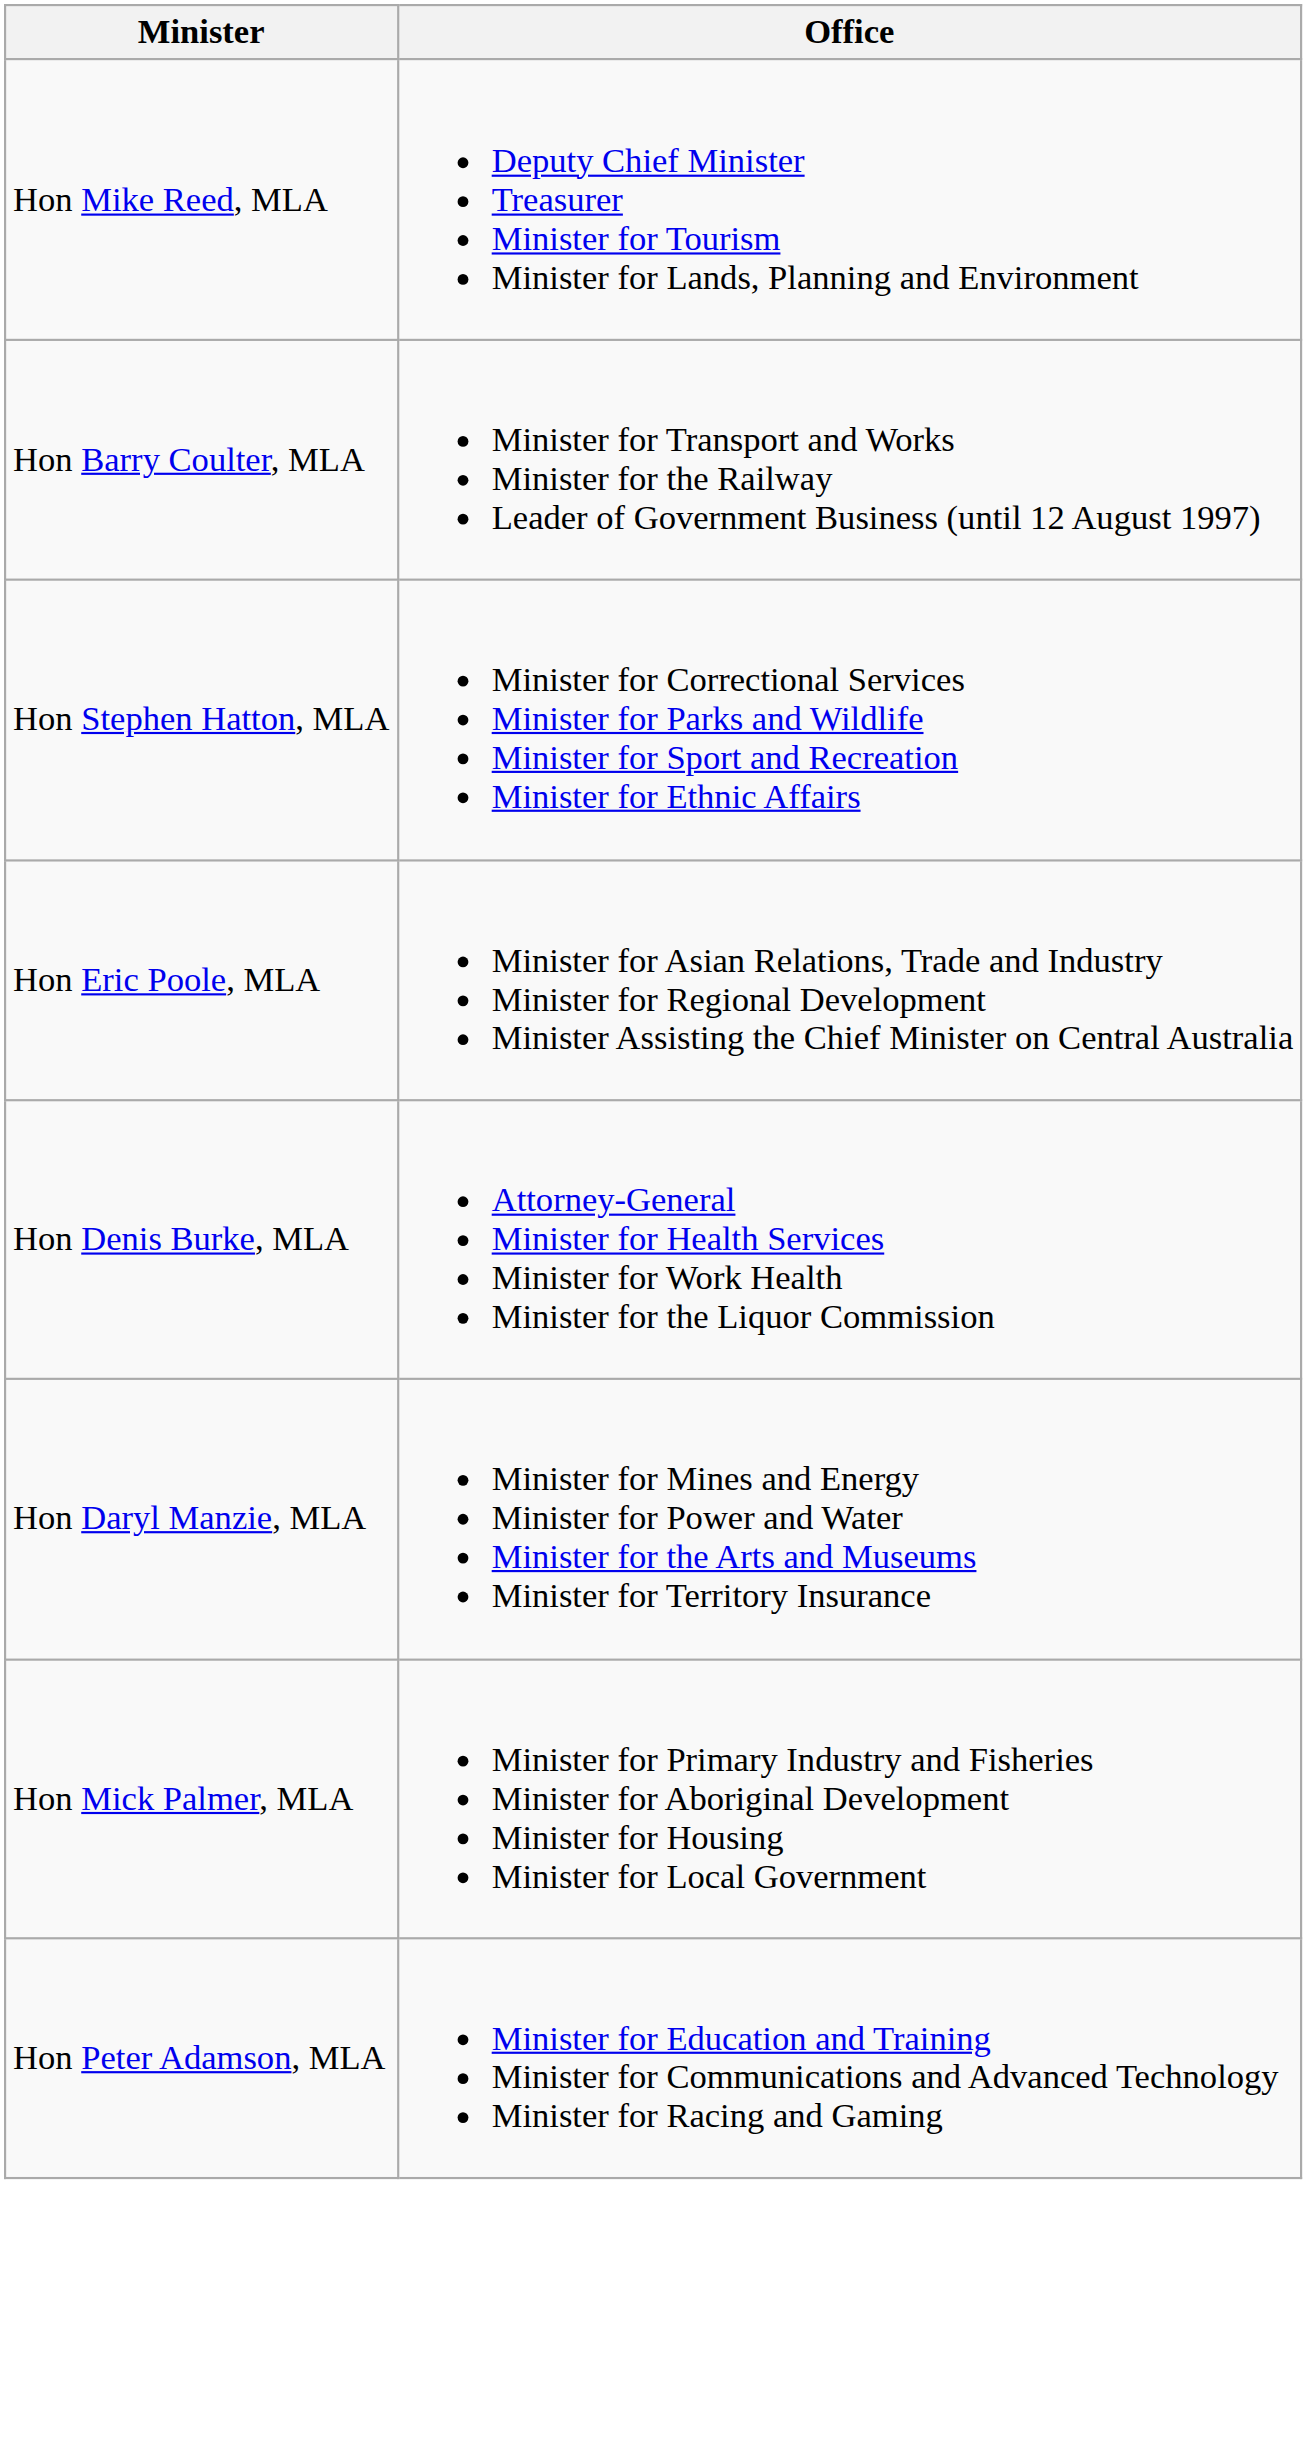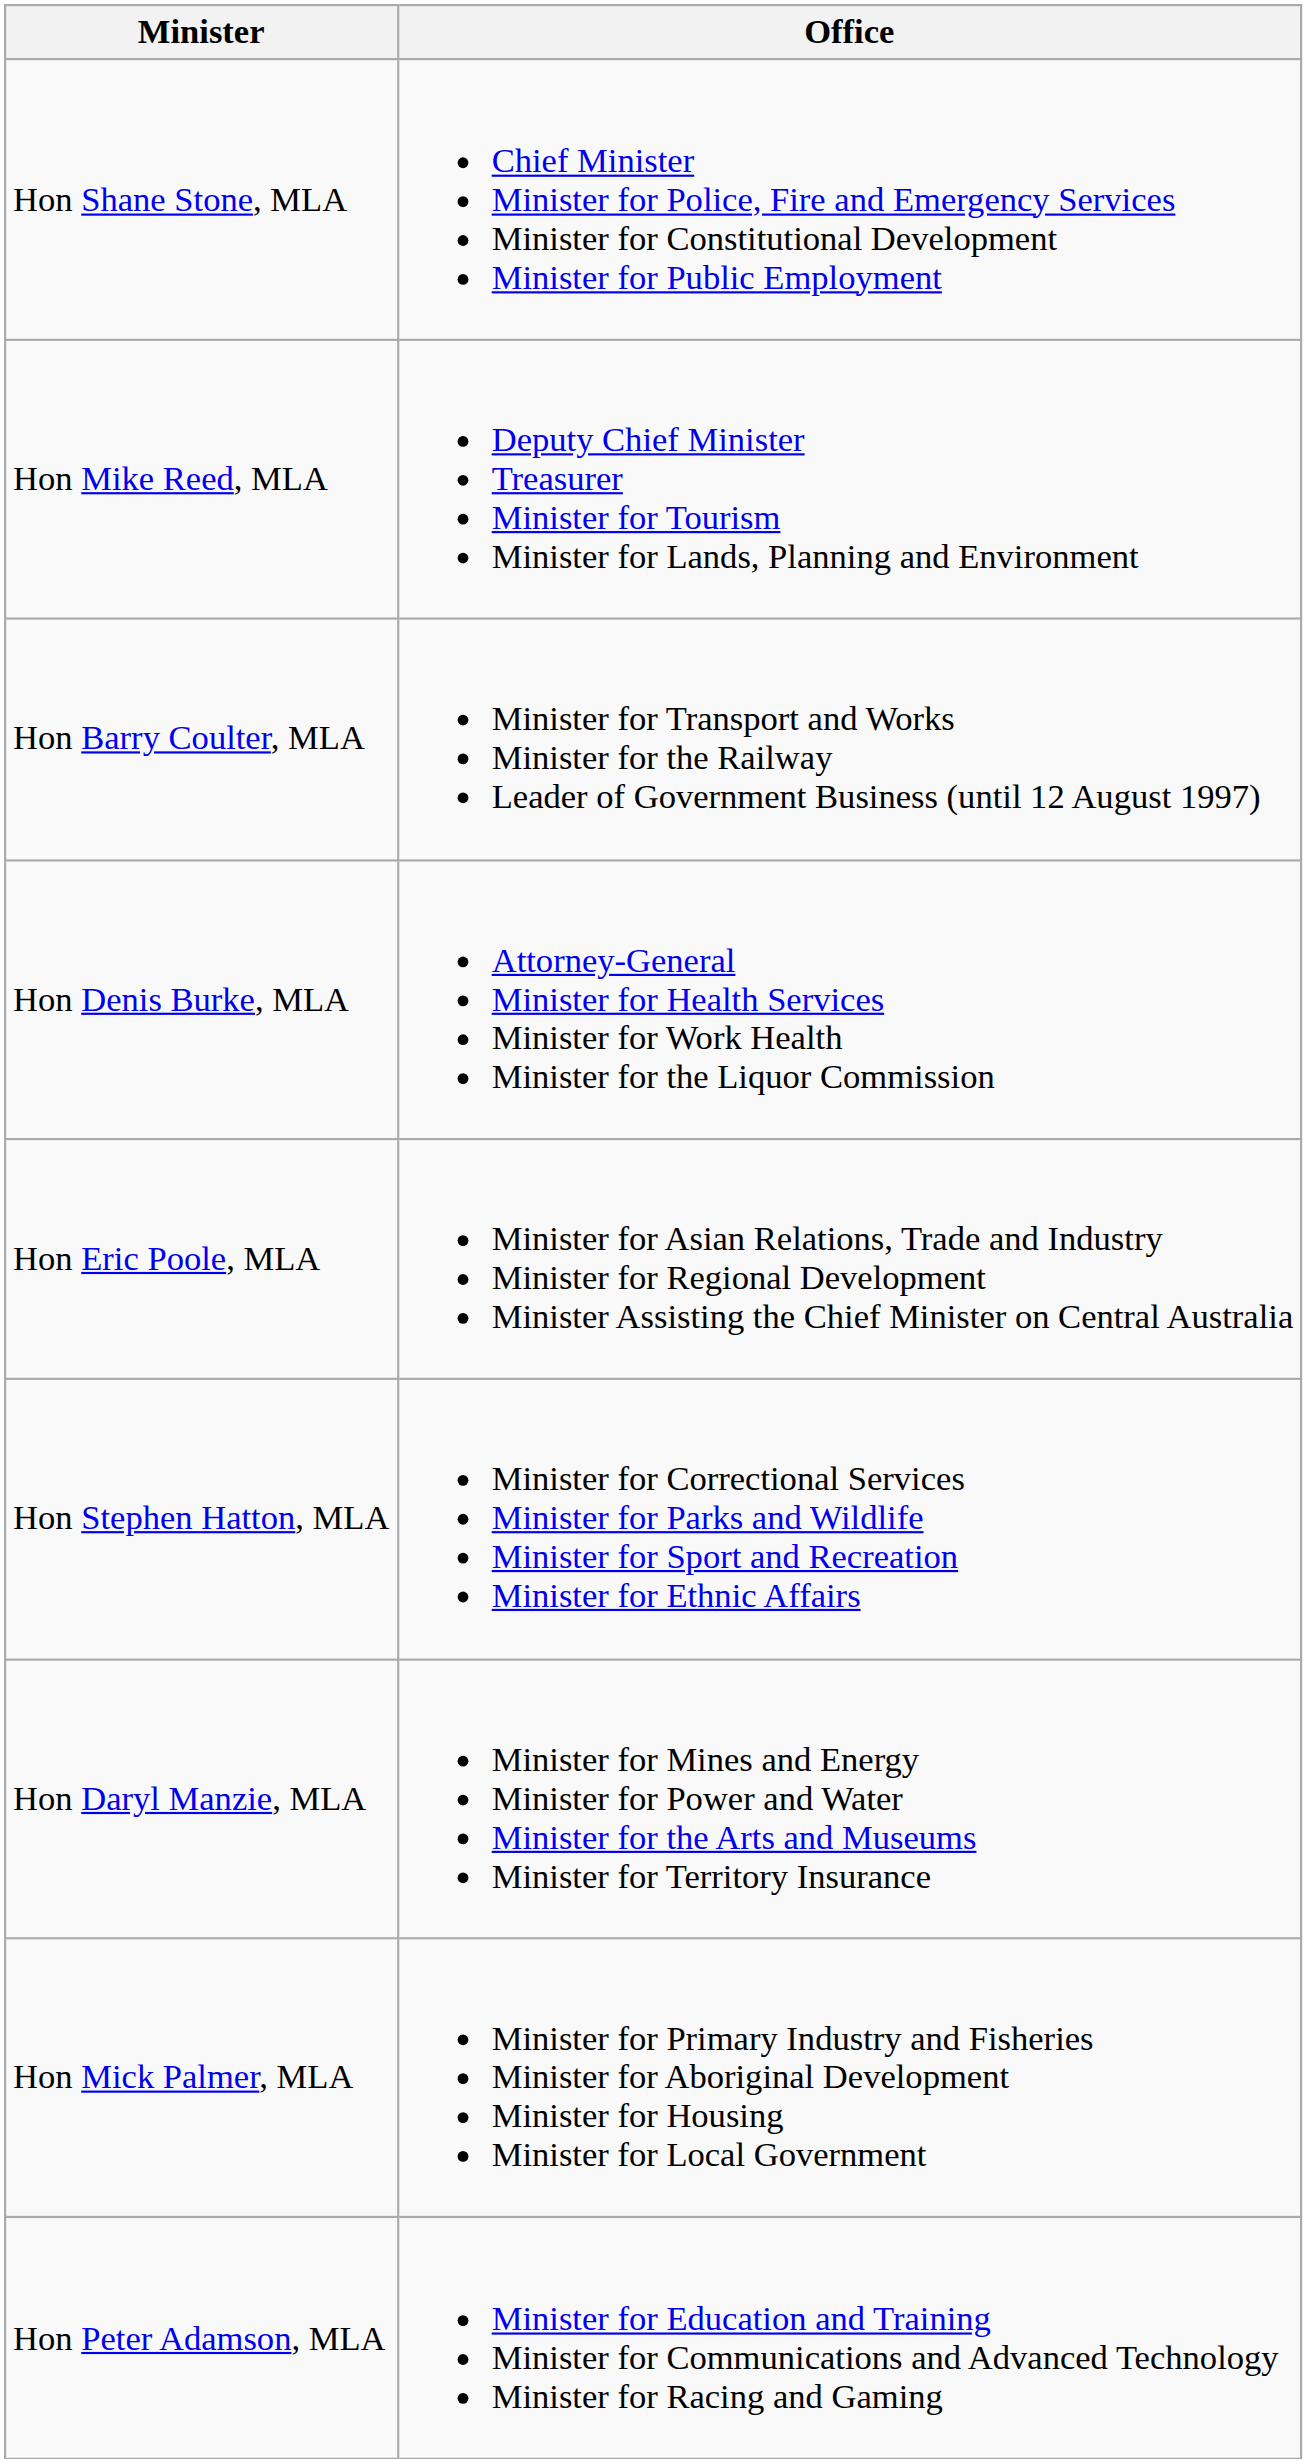+ row: (180, 199)
rows swapped: (201, 719) <-> (181, 1239)
